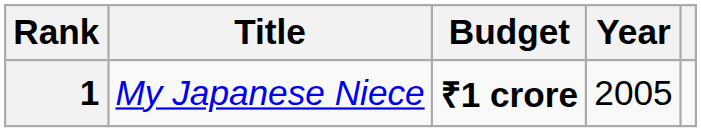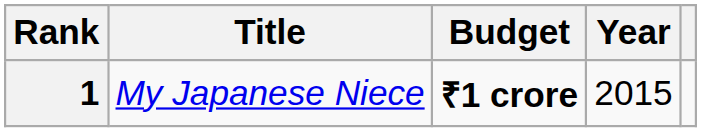(633, 92) 2005 -> (633, 92) 2015
